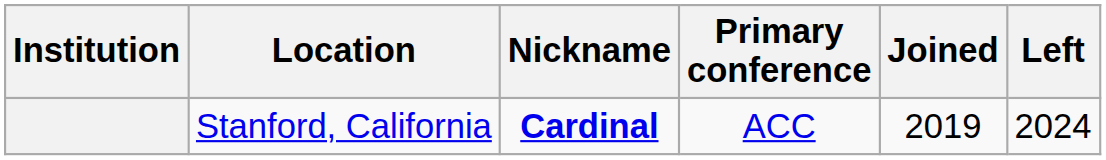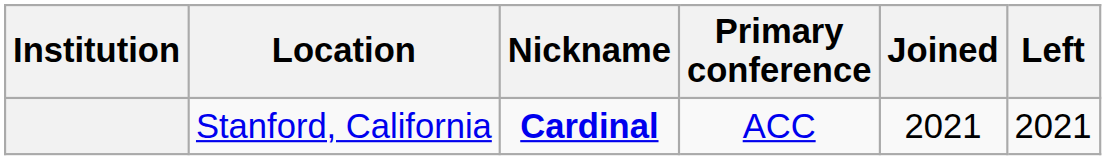(943, 125) 2019 -> (943, 125) 2021
(1053, 125) 2024 -> (1053, 125) 2021
